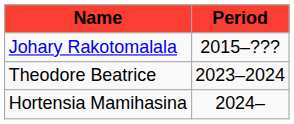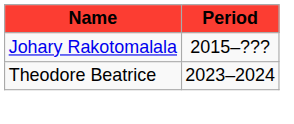- row: (98, 103)
